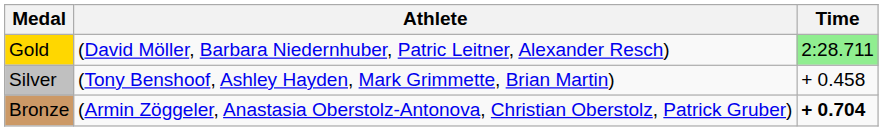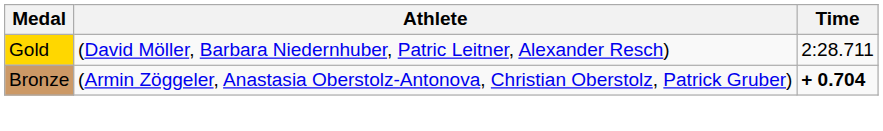(838, 49) lightgreen background -> (838, 49) no background
- row: (33, 79)
